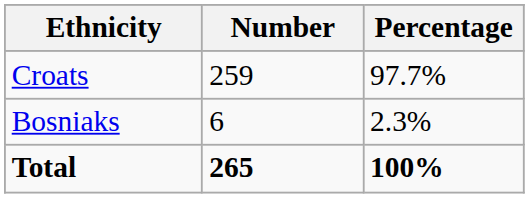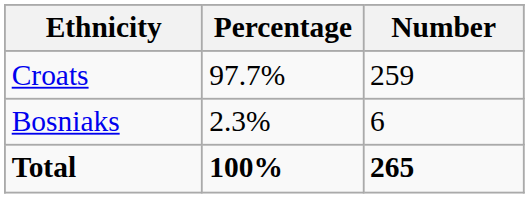columns swapped: (283, 27) <-> (444, 27)
